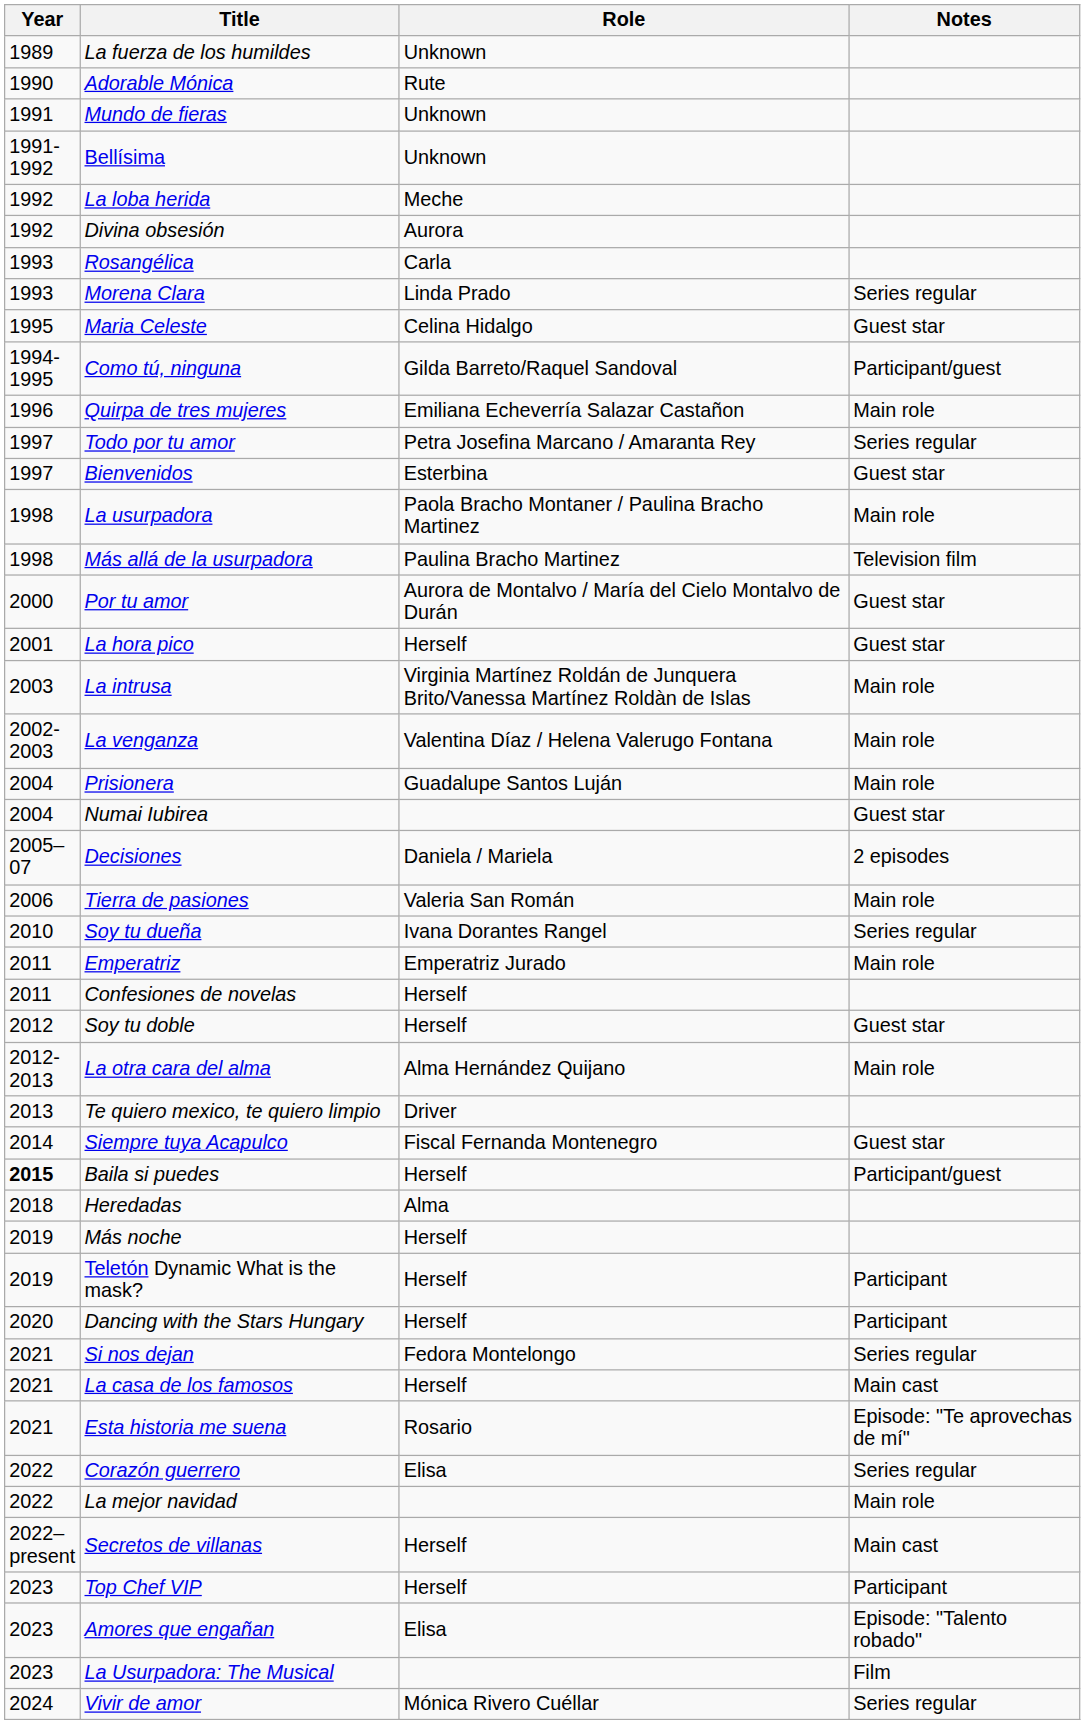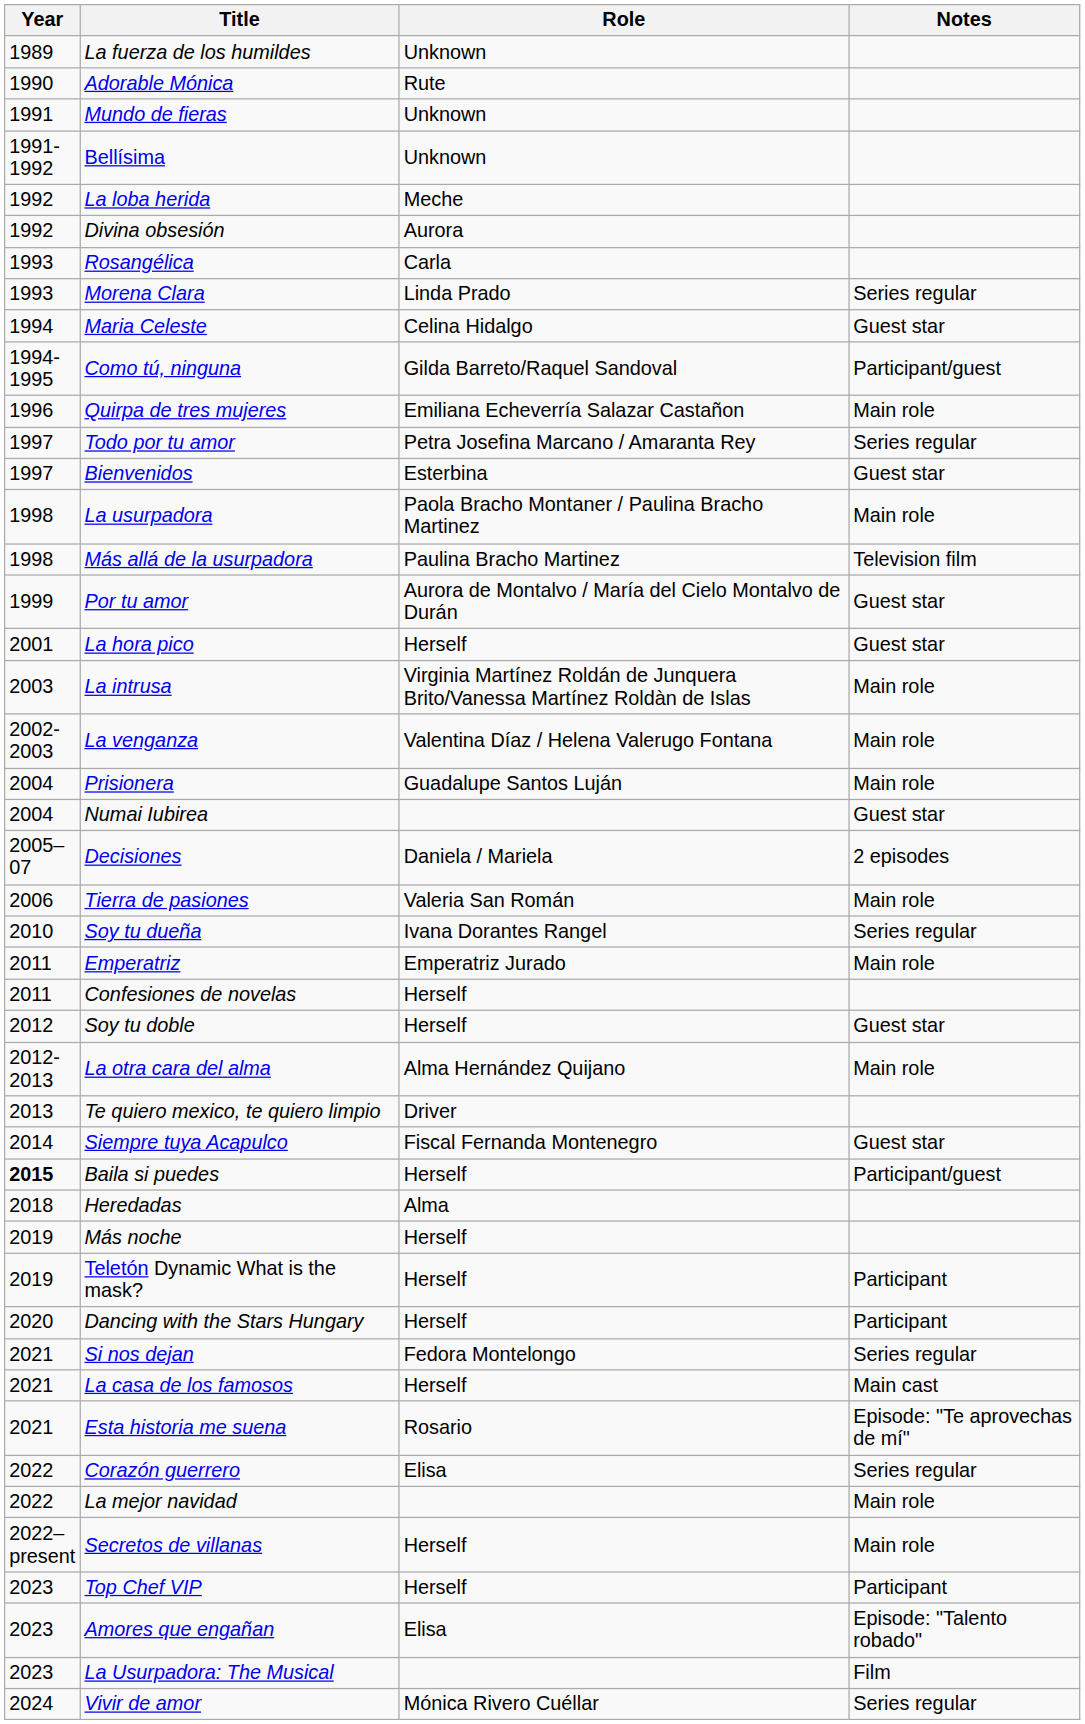(31, 325) 1995 -> (31, 325) 1994
(31, 601) 2000 -> (31, 601) 1999
(896, 1544) Main cast -> (894, 1544) Main role
